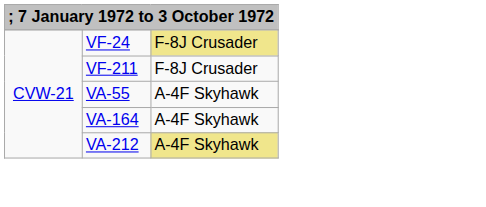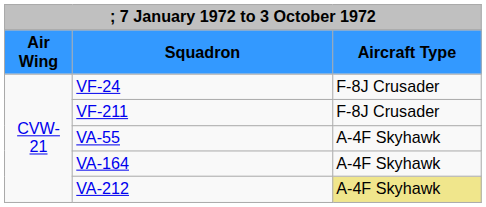+ row: (203, 52)
(206, 42) khaki background -> (388, 86) no background
